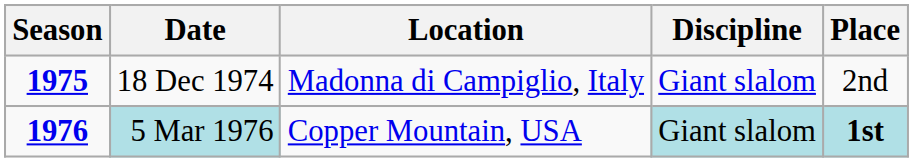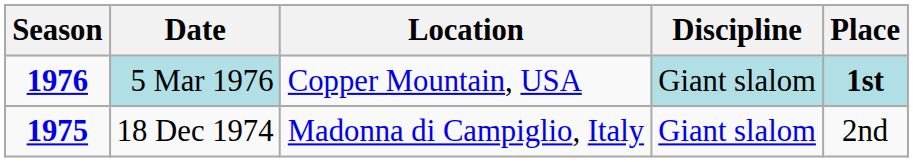rows swapped: (195, 80) <-> (202, 131)
